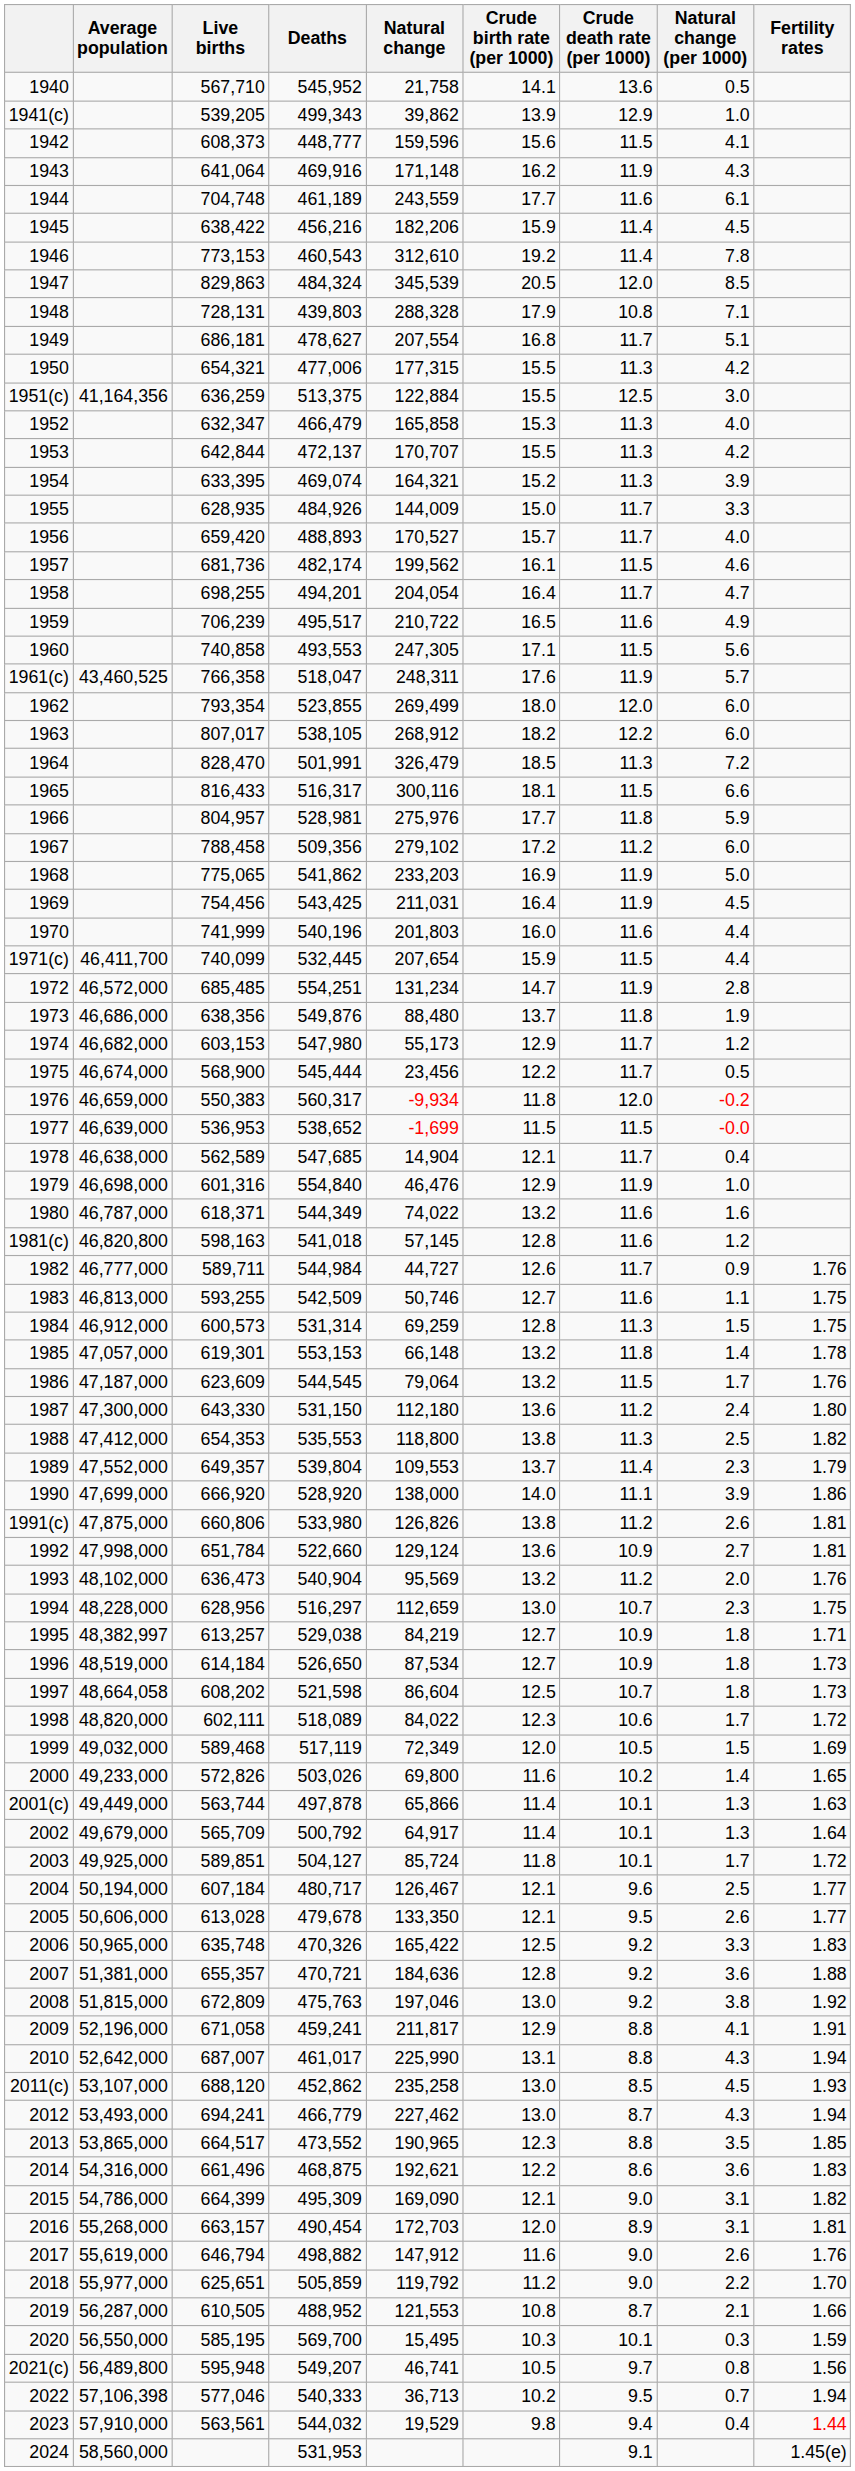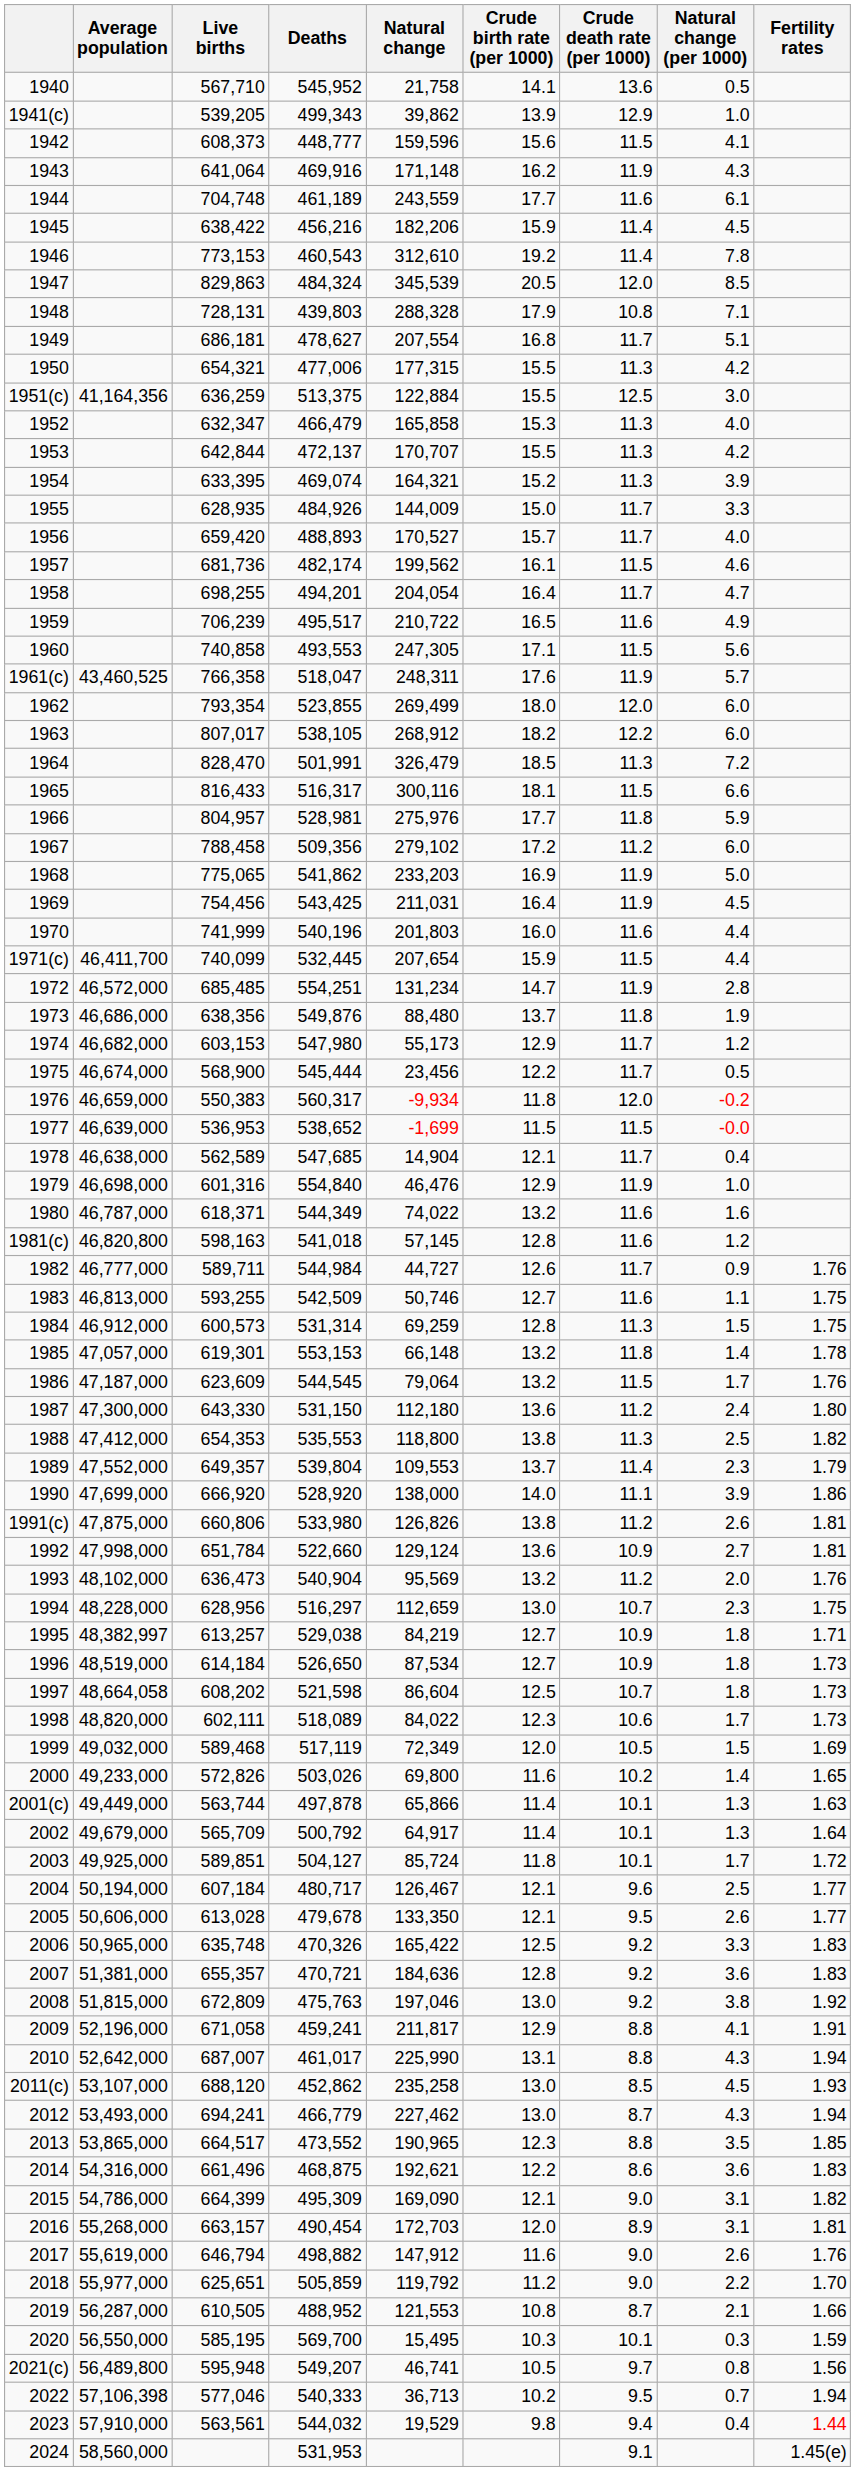(829, 1720) 1.72 -> (829, 1720) 1.73
(829, 1973) 1.88 -> (829, 1973) 1.83
